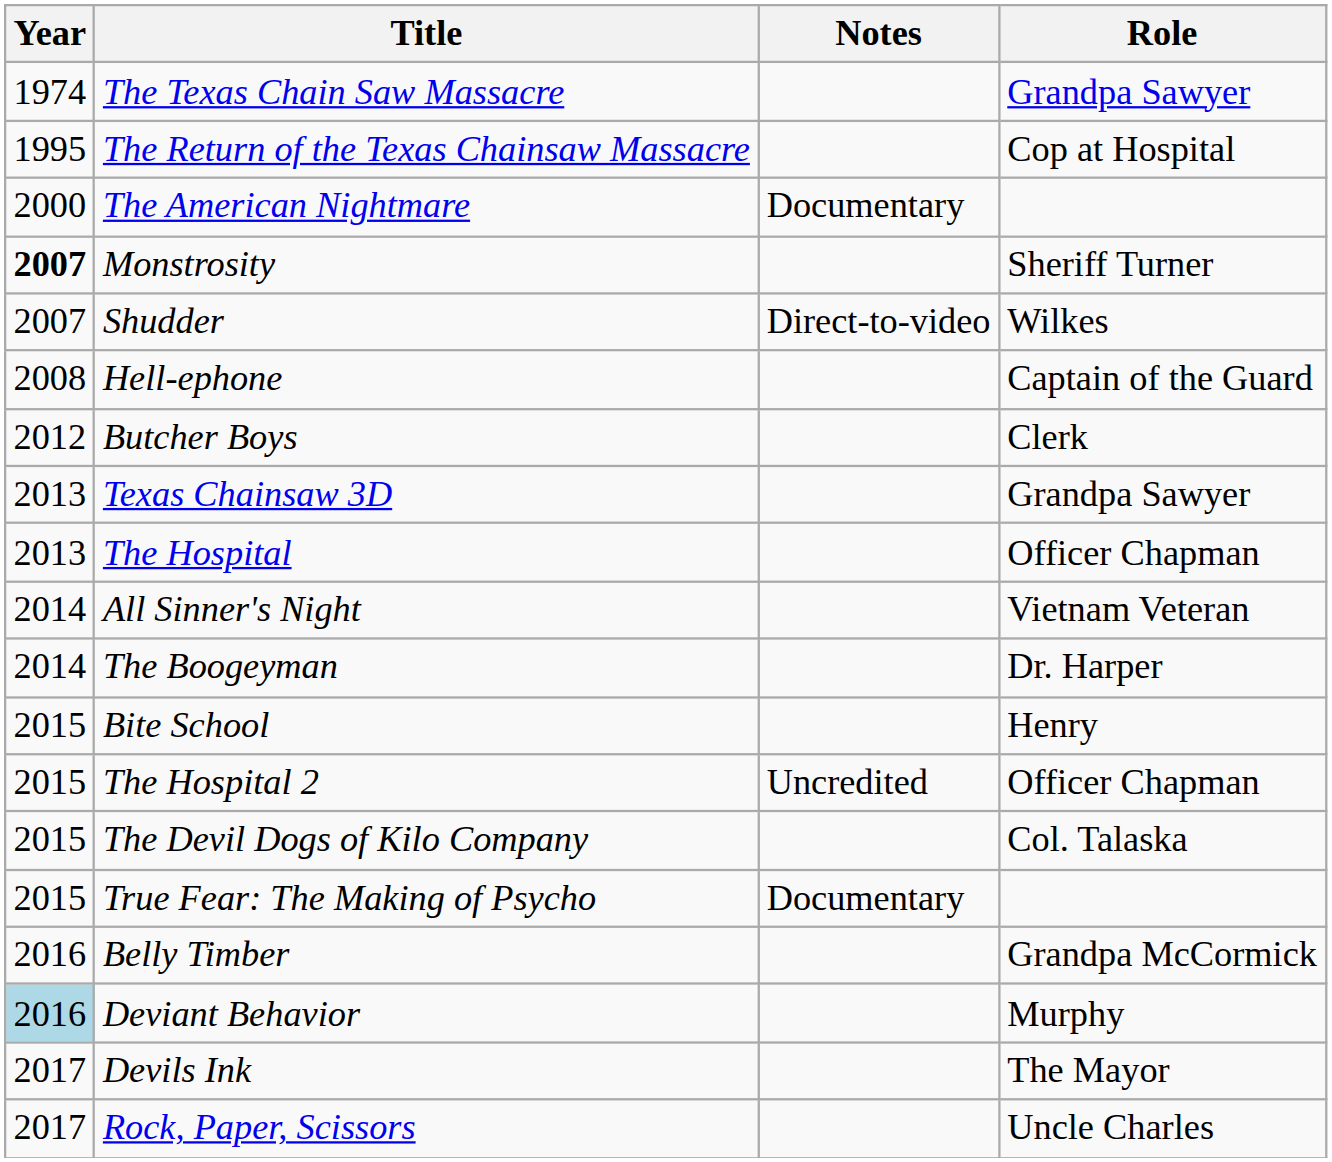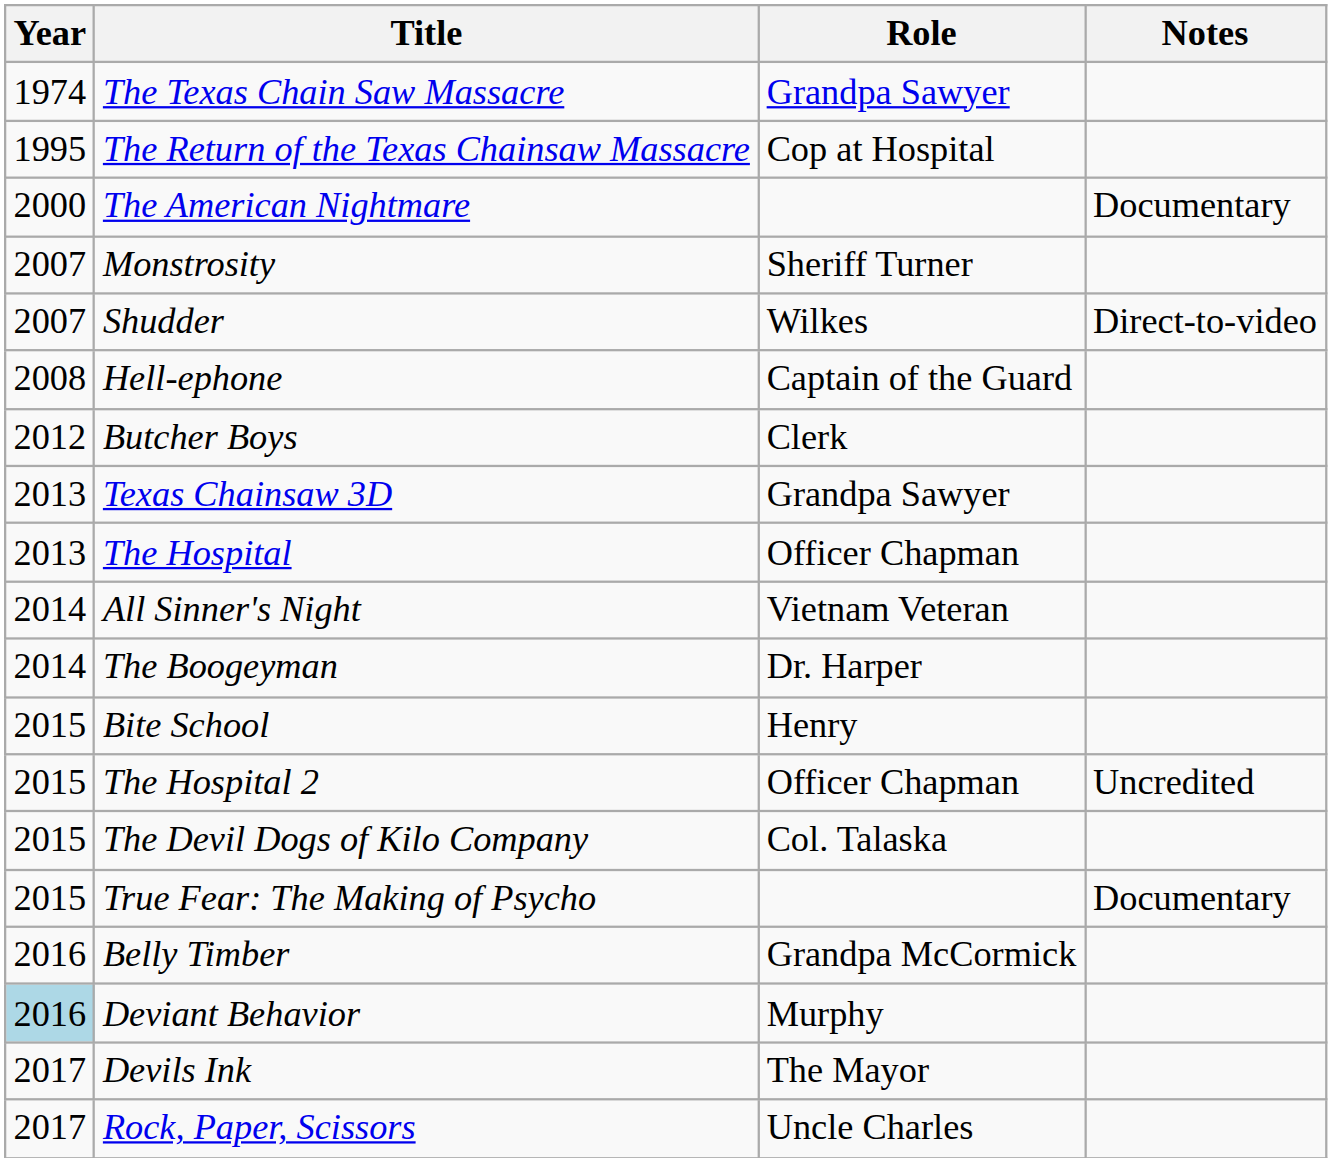columns swapped: (1162, 33) <-> (879, 33)
(50, 263) bold -> (50, 263) normal
